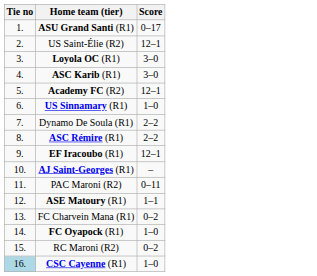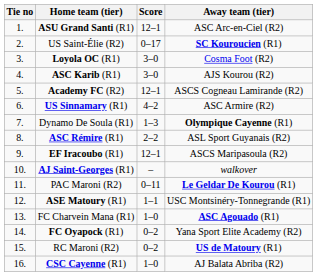+ column: (239, 12)
(151, 28) 0–17 -> (151, 28) 12–1
(151, 43) 12–1 -> (151, 43) 0–17
(151, 106) 1–0 -> (151, 106) 4–2
(151, 122) 2–2 -> (151, 122) 1–3
(151, 216) 0–2 -> (151, 216) 1–0
(151, 232) 1–0 -> (151, 232) 0–2
(20, 264) lightblue background -> (20, 264) no background
